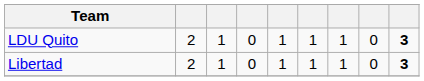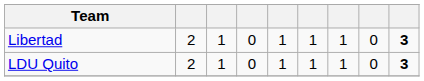rows swapped: (43, 40) <-> (35, 64)
